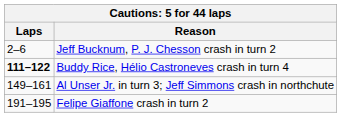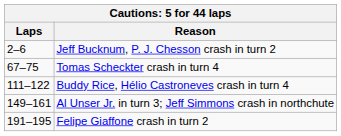+ row: (138, 67)
(28, 67) bold -> (28, 85) normal
